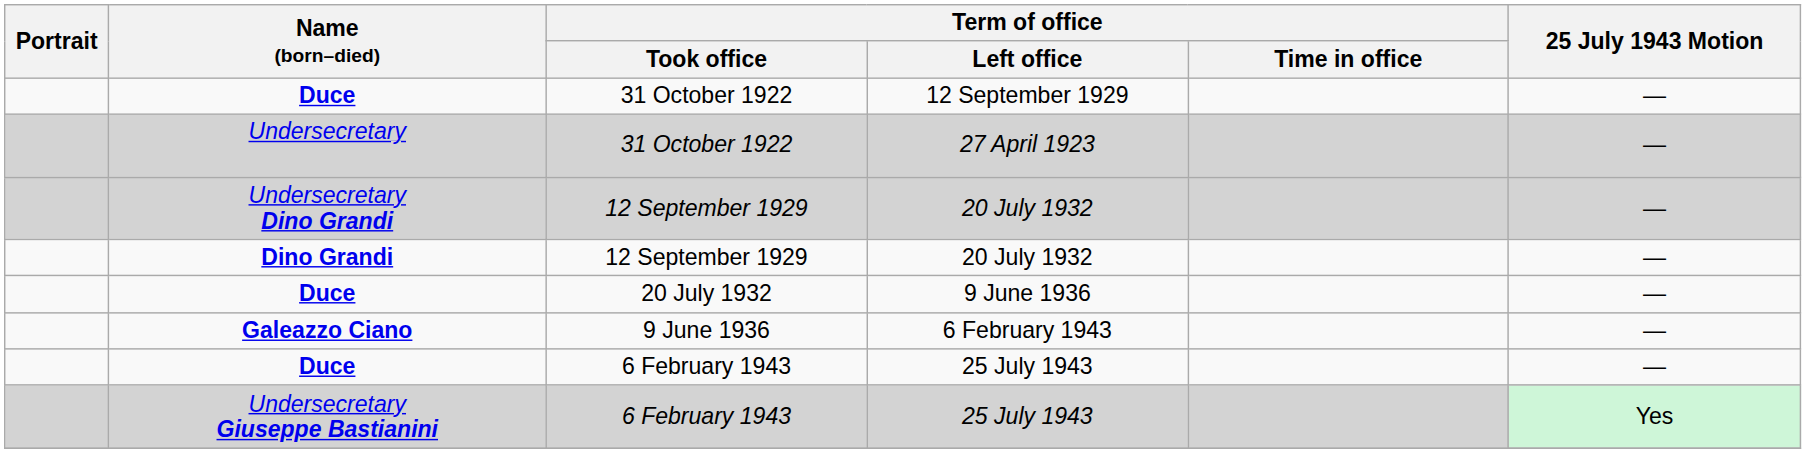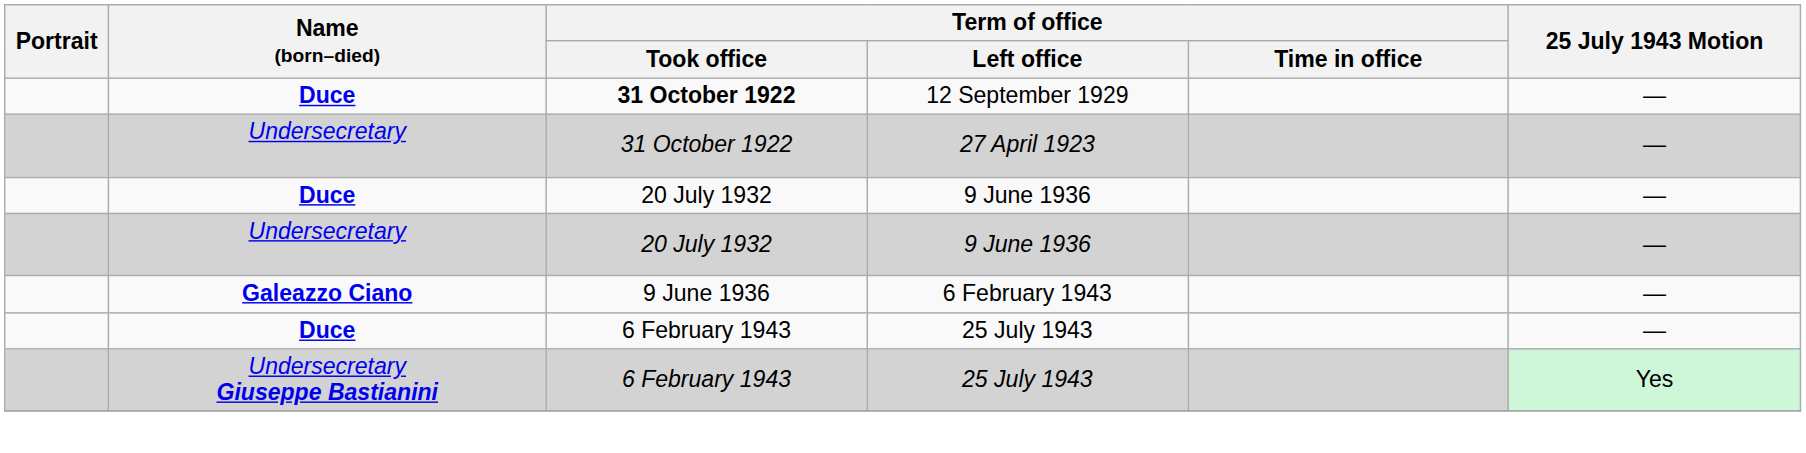(706, 95) normal -> (706, 95) bold
- row: (327, 207)
- row: (327, 257)
+ row: (327, 231)
